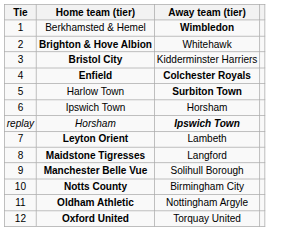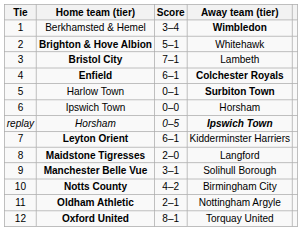+ column: (171, 12)
(207, 59) Kidderminster Harriers -> (240, 59) Lambeth
(207, 139) Lambeth -> (240, 139) Kidderminster Harriers
